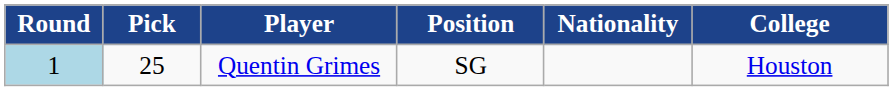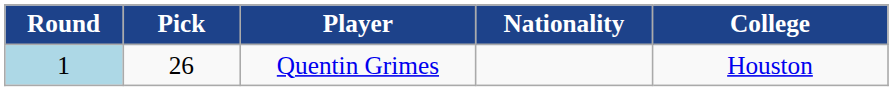- column: (471, 24)
(152, 64) 25 -> (181, 64) 26
